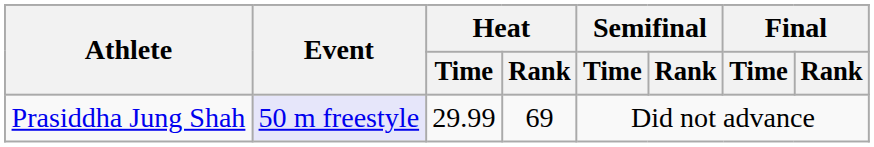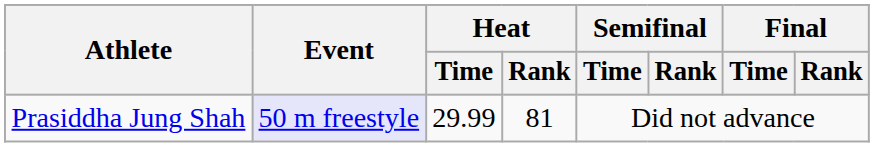(539, 118) 69 -> (539, 118) 81
